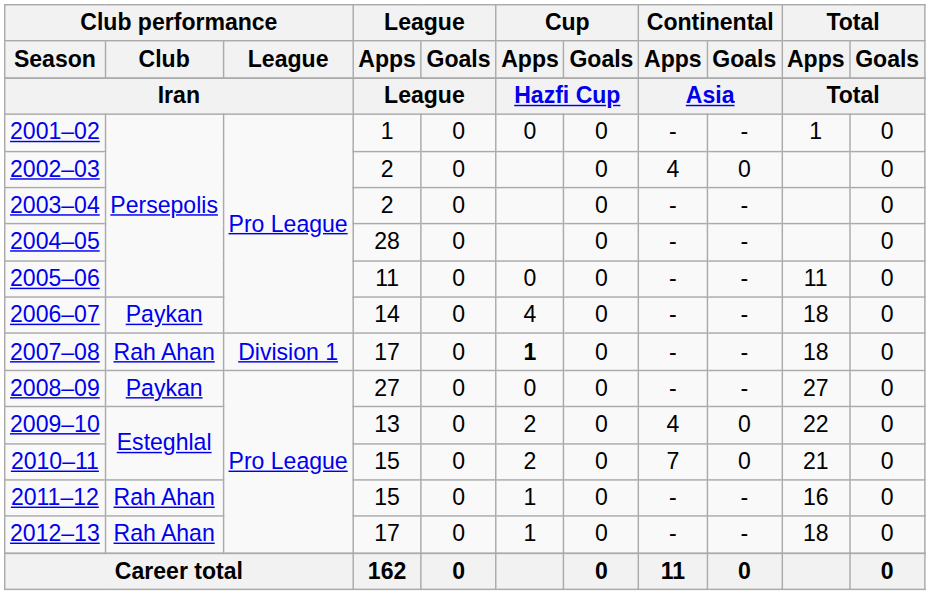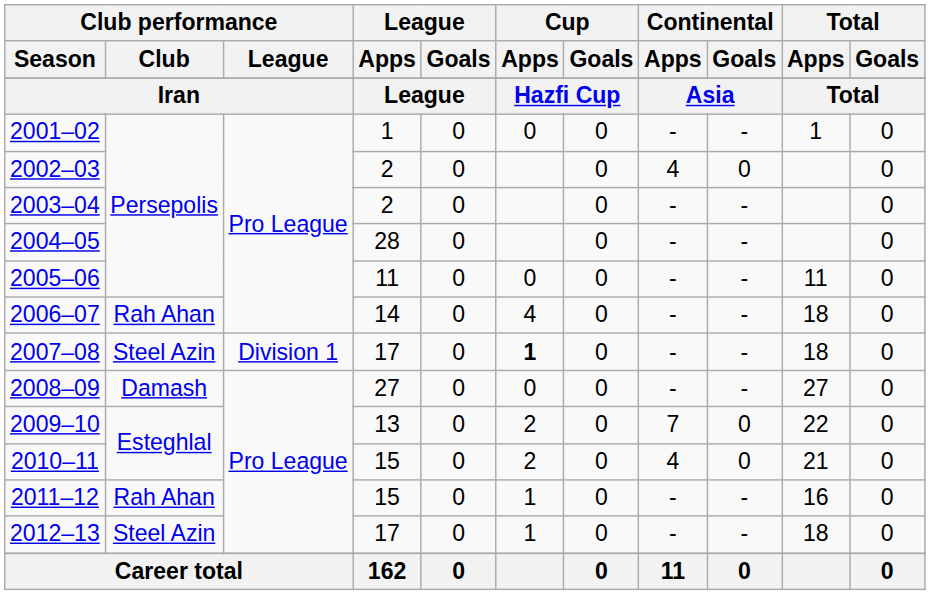(164, 315) Paykan -> (164, 315) Rah Ahan
(164, 351) Rah Ahan -> (164, 351) Steel Azin
(164, 388) Paykan -> (164, 388) Damash
(673, 424) 4 -> (673, 424) 7
(673, 461) 7 -> (673, 461) 4
(164, 534) Rah Ahan -> (164, 534) Steel Azin
